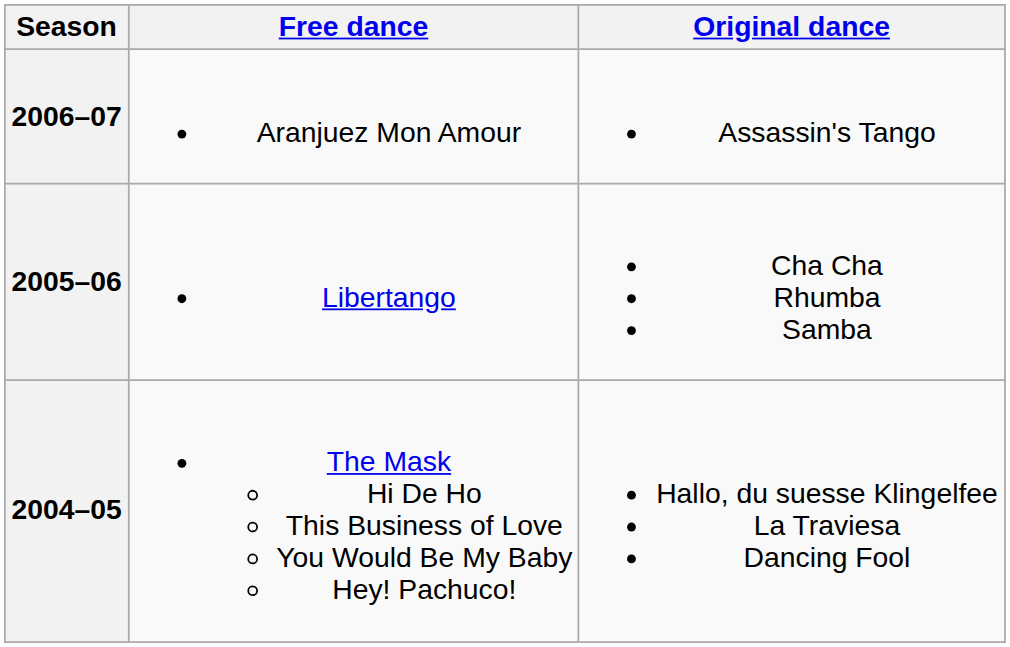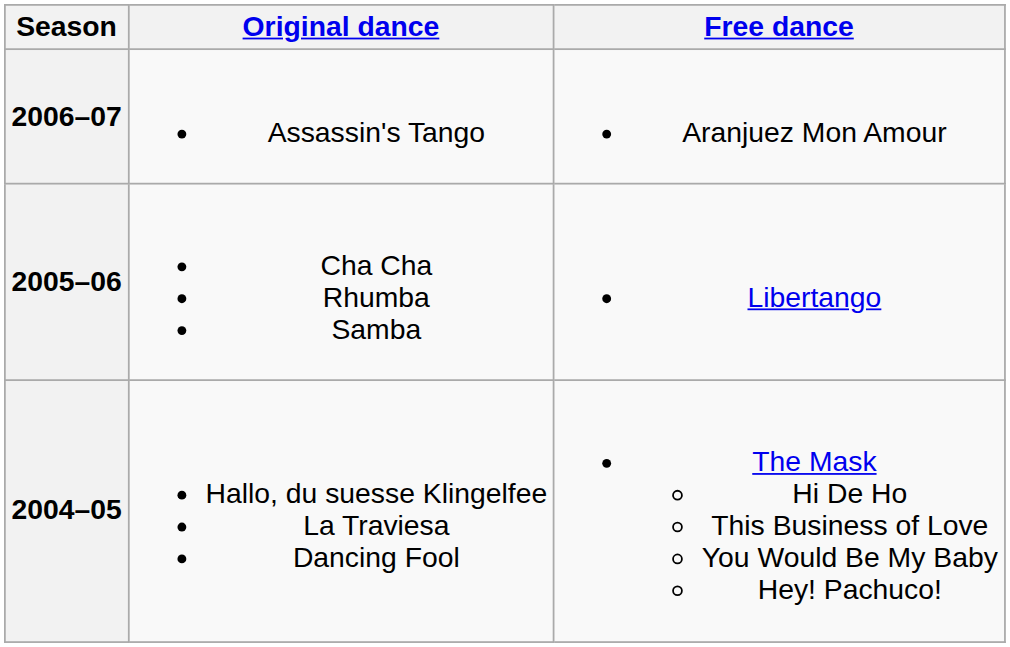columns swapped: (792, 26) <-> (354, 26)
